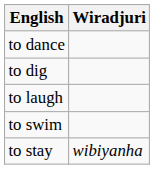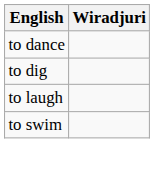- row: (31, 151)
